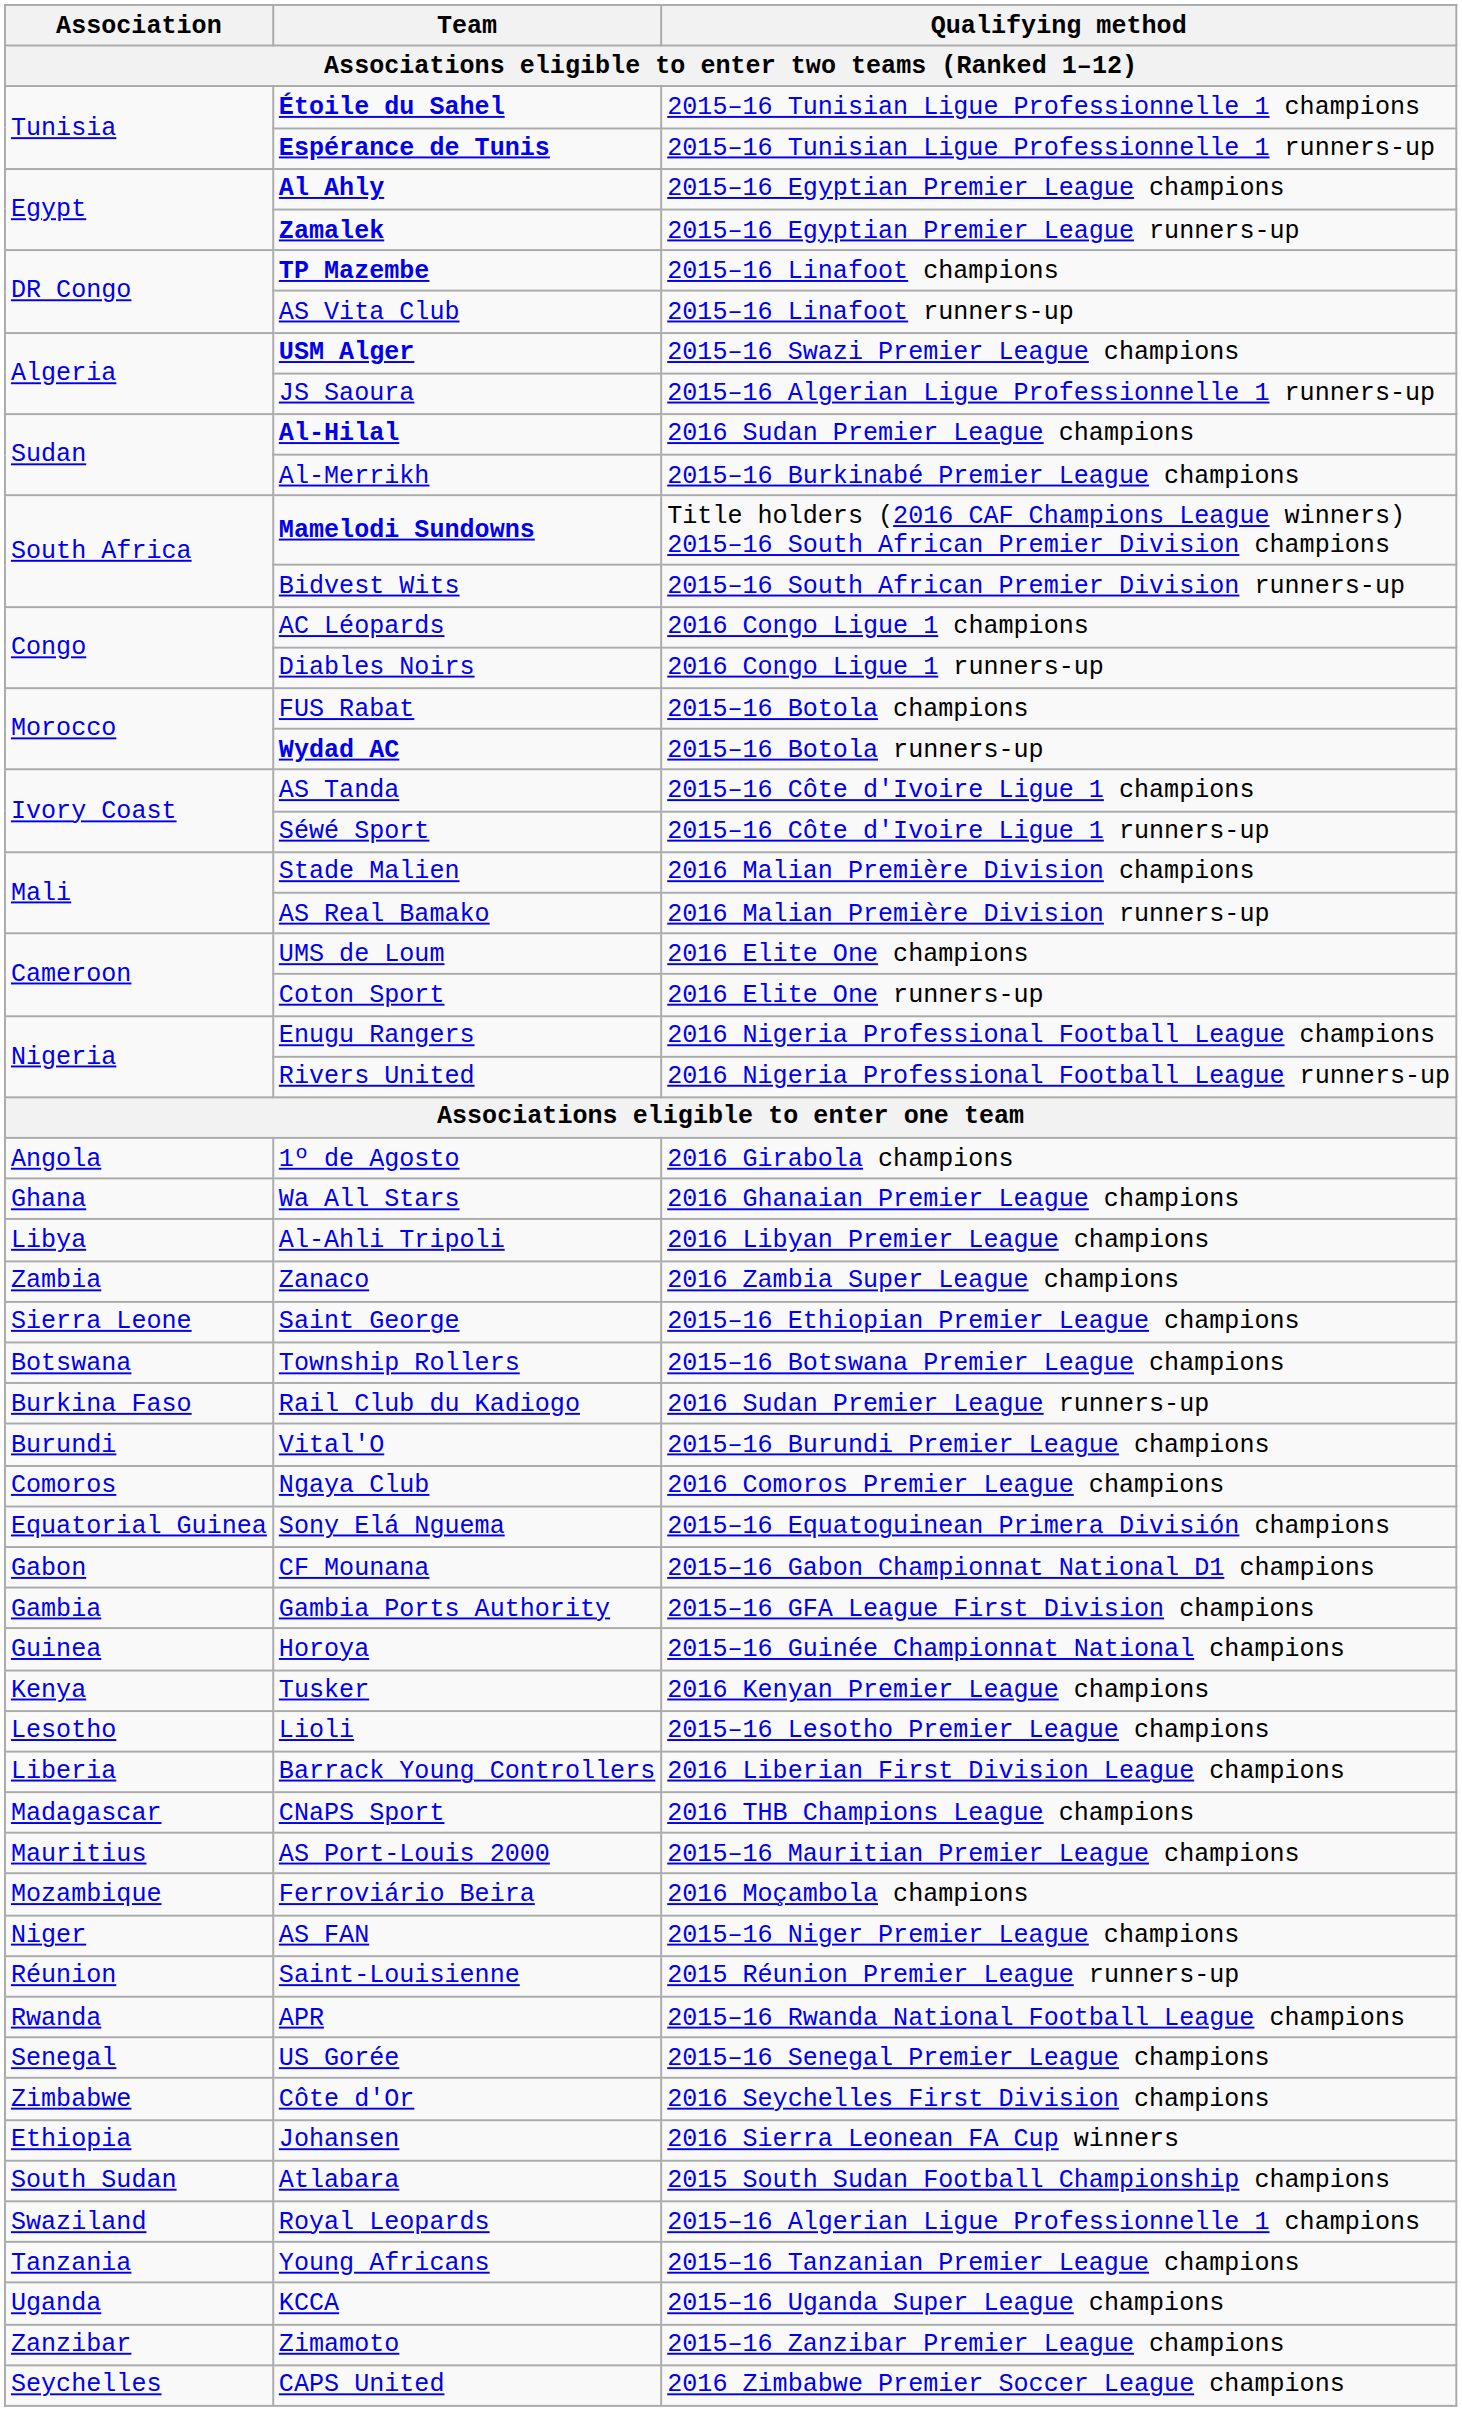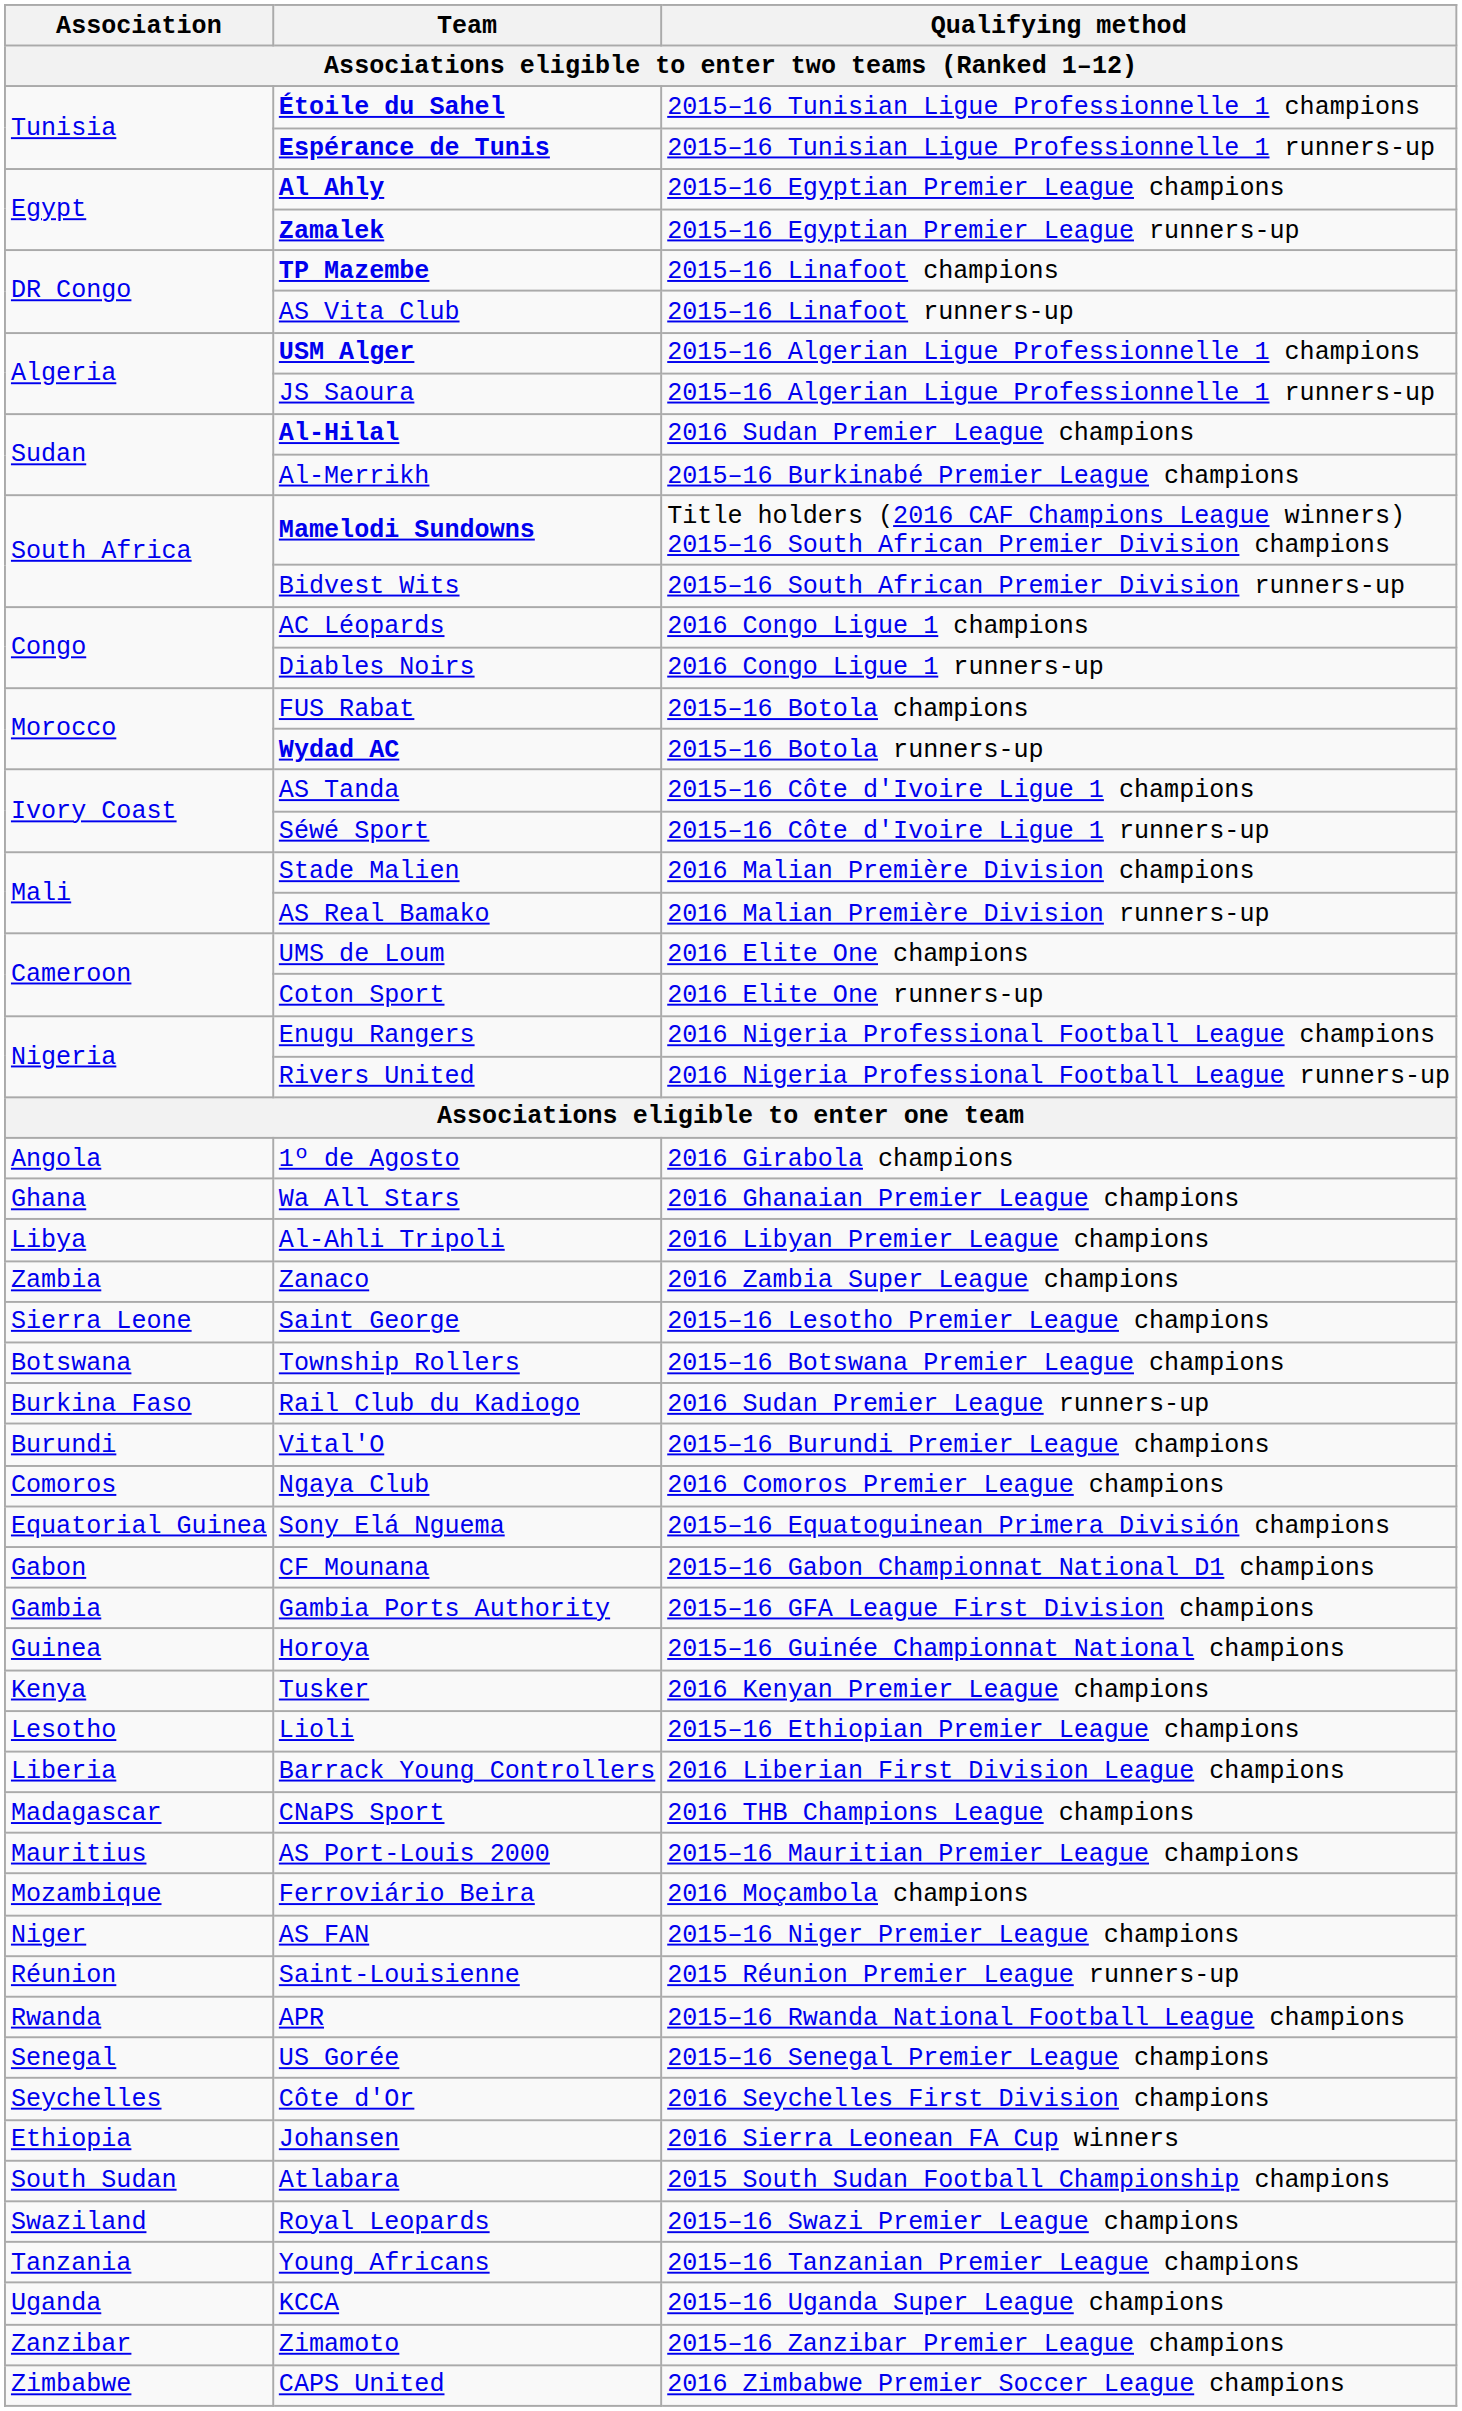(953, 353) 2015–16 Swazi Premier League champions -> (1044, 353) 2015–16 Algerian Ligue Professionnelle 1 champions
(983, 1322) 2015–16 Ethiopian Premier League champions -> (968, 1322) 2015–16 Lesotho Premier League champions
(968, 1731) 2015–16 Lesotho Premier League champions -> (983, 1731) 2015–16 Ethiopian Premier League champions
(71, 2099) Zimbabwe -> (86, 2099) Seychelles
(1044, 2222) 2015–16 Algerian Ligue Professionnelle 1 champions -> (953, 2222) 2015–16 Swazi Premier League champions
(86, 2385) Seychelles -> (71, 2385) Zimbabwe
